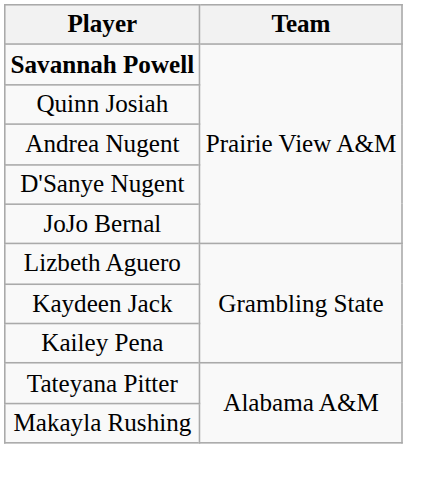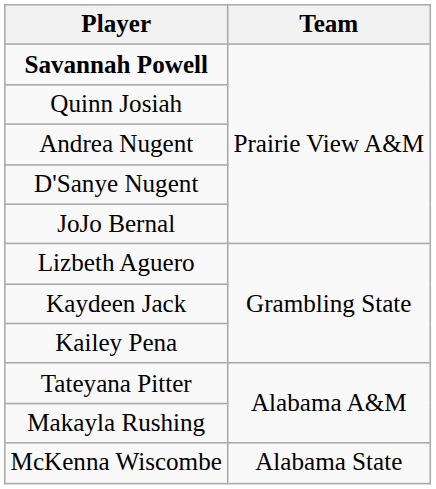+ row: (116, 462)
